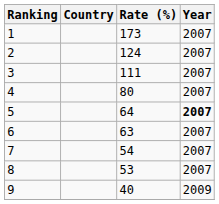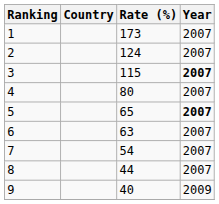(130, 73) 111 -> (130, 73) 115
(197, 73) normal -> (197, 73) bold
(127, 112) 64 -> (127, 112) 65
(127, 170) 53 -> (127, 170) 44
